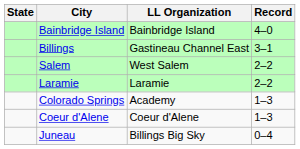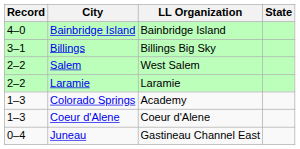columns swapped: (20, 13) <-> (273, 13)
(189, 48) Gastineau Channel East -> (178, 48) Billings Big Sky
(167, 135) Billings Big Sky -> (200, 135) Gastineau Channel East
